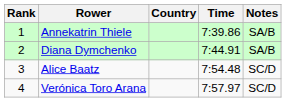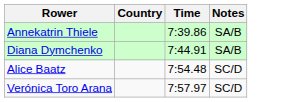- column: (21, 13)
